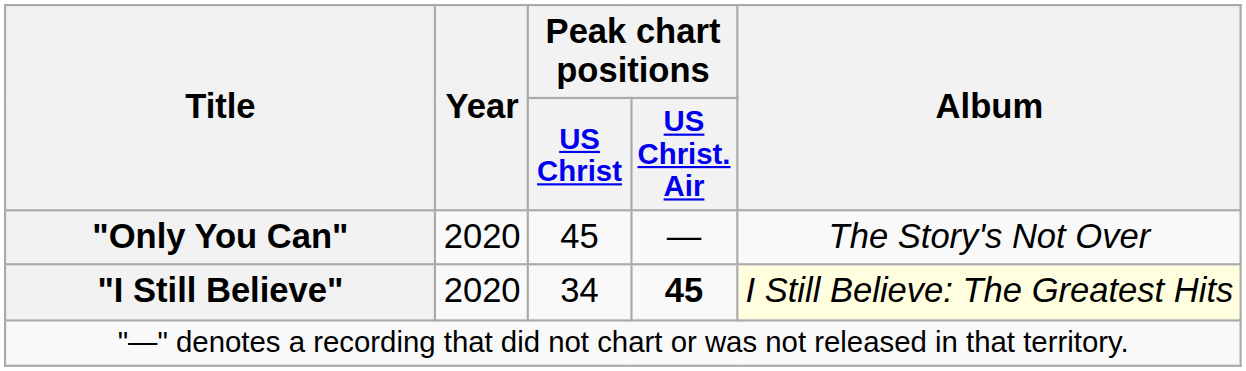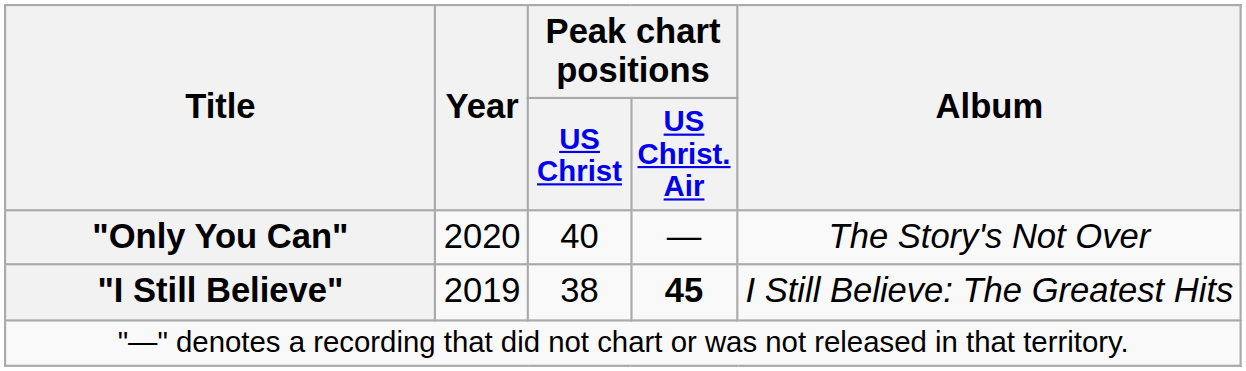(580, 236) 45 -> (580, 236) 40
(482, 291) 2020 -> (482, 291) 2019
(580, 291) 34 -> (580, 291) 38
(989, 291) lightyellow background -> (989, 291) no background
